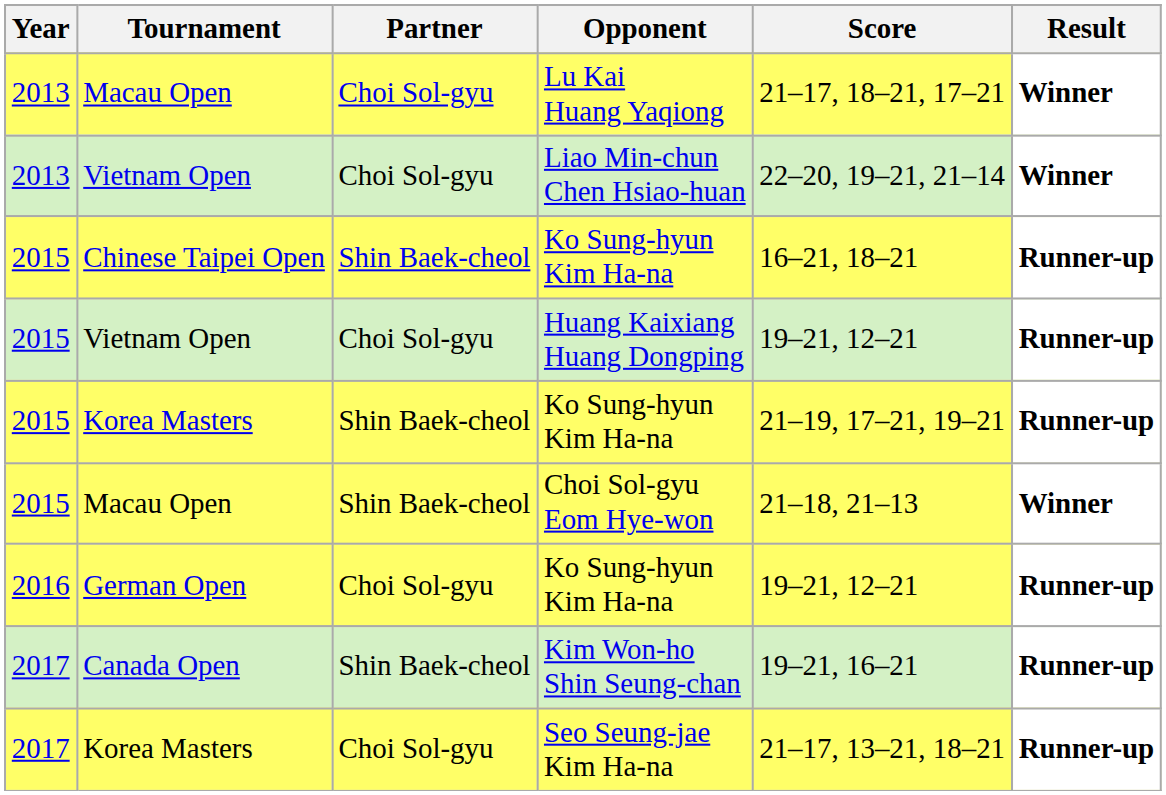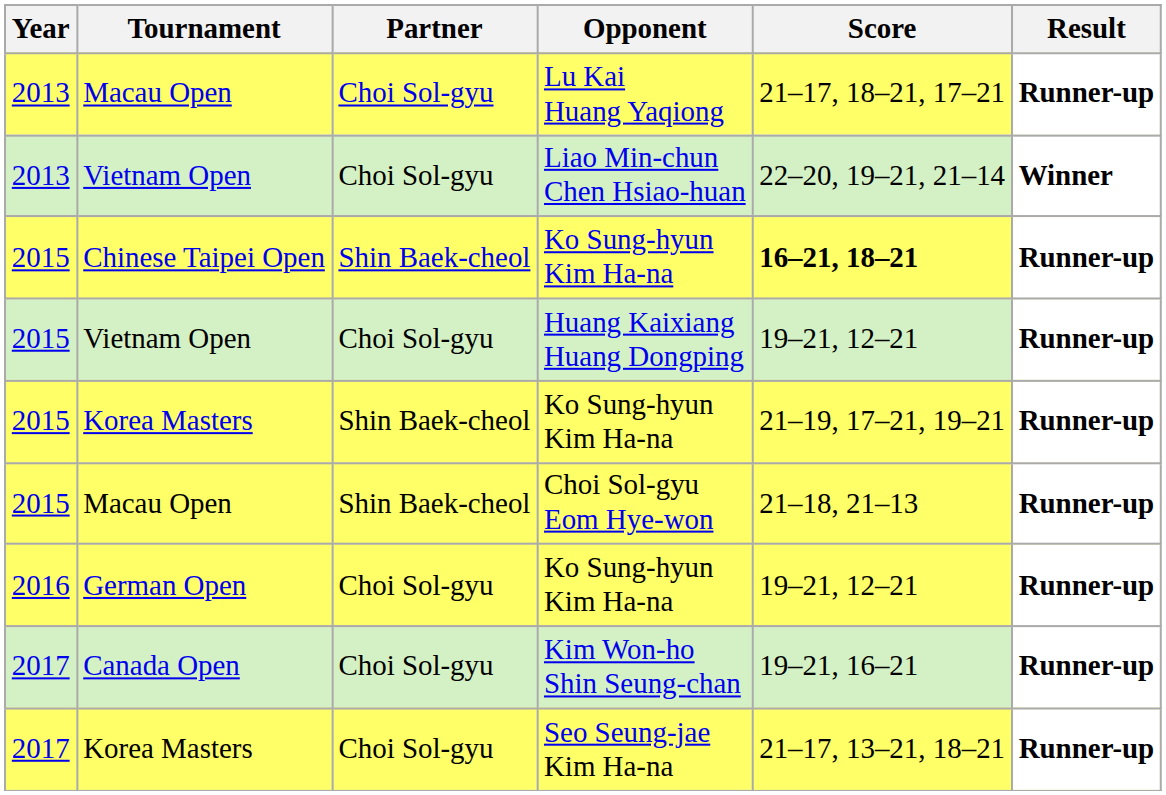(1066, 93) Winner -> (1086, 93) Runner-up
(839, 257) normal -> (839, 257) bold
(1066, 503) Winner -> (1086, 503) Runner-up
(434, 666) Shin Baek-cheol -> (416, 666) Choi Sol-gyu
